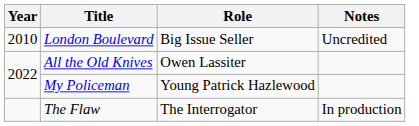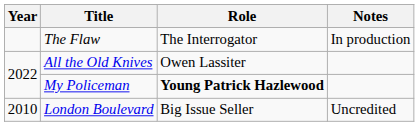rows swapped: (99, 39) <-> (72, 109)
(238, 86) normal -> (242, 86) bold
